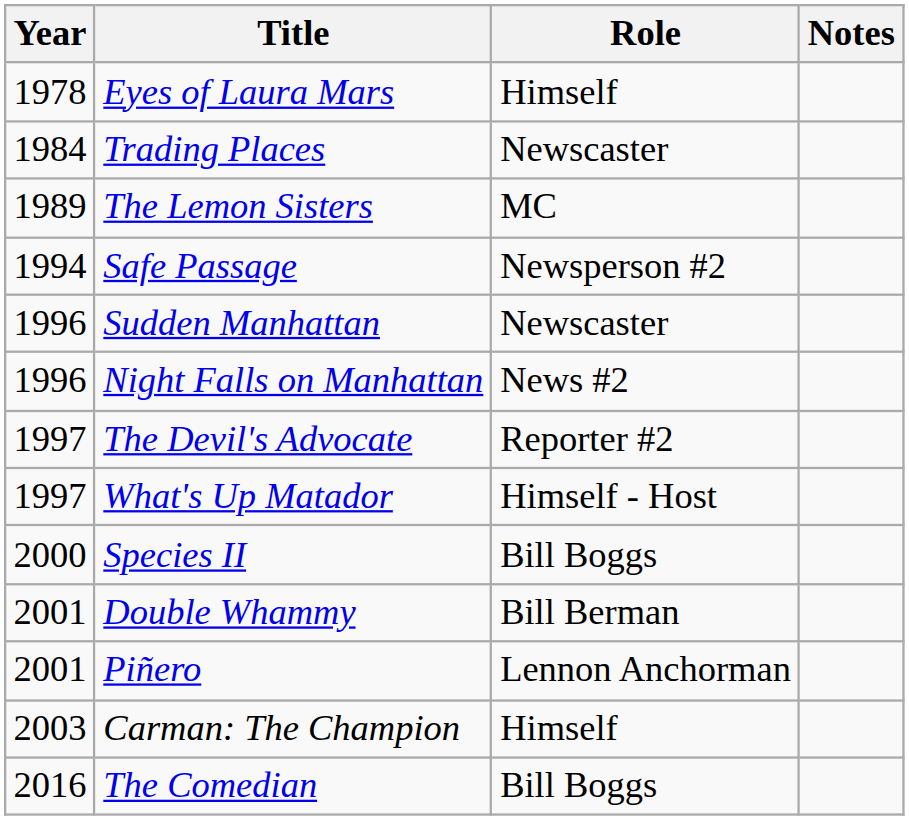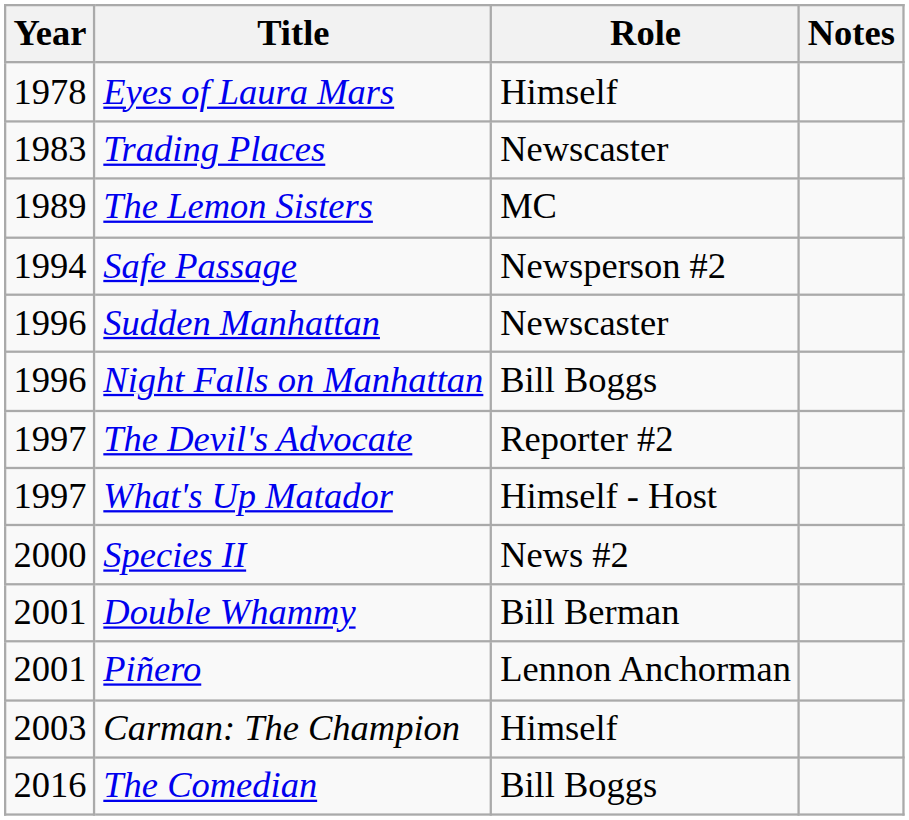(50, 149) 1984 -> (50, 149) 1983
(564, 380) News #2 -> (579, 380) Bill Boggs
(579, 554) Bill Boggs -> (564, 554) News #2
